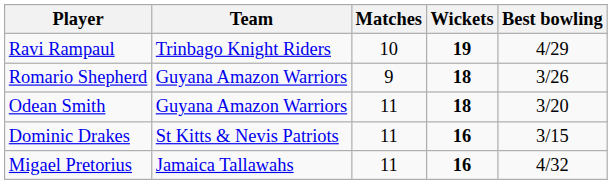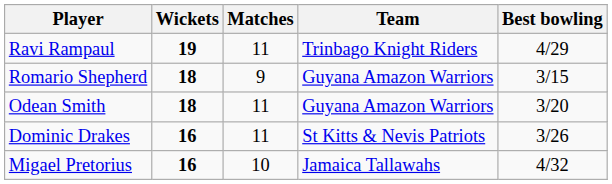columns swapped: (251, 19) <-> (462, 19)
(389, 48) 10 -> (261, 48) 11
(552, 77) 3/26 -> (552, 77) 3/15
(552, 135) 3/15 -> (552, 135) 3/26
(389, 164) 11 -> (261, 164) 10
